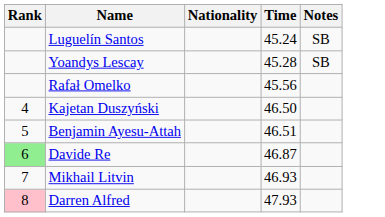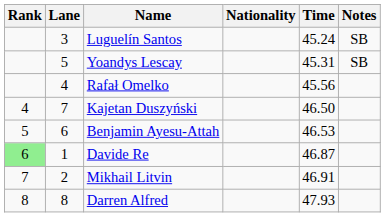+ column: (64, 16)
(280, 62) 45.28 -> (319, 62) 45.31
(280, 131) 46.51 -> (319, 131) 46.53
(280, 177) 46.93 -> (319, 177) 46.91
(25, 200) pink background -> (25, 200) no background
